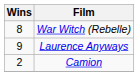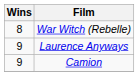(19, 63) 2 -> (19, 63) 9
